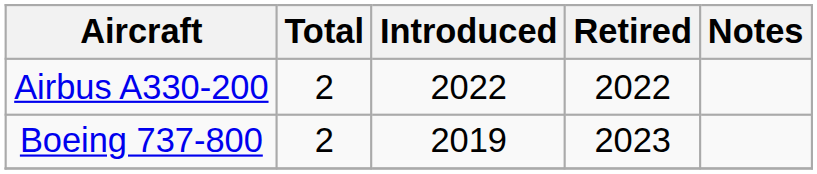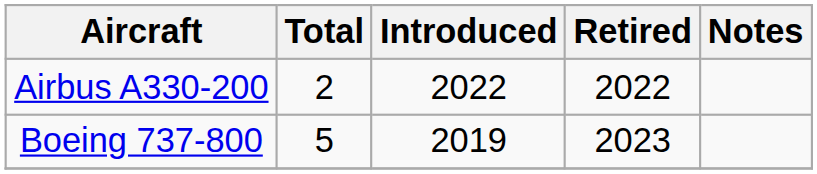(324, 140) 2 -> (324, 140) 5
